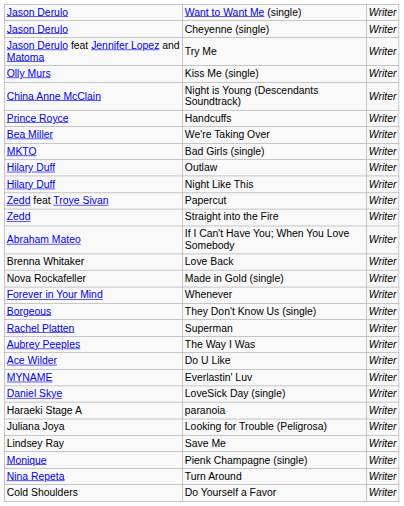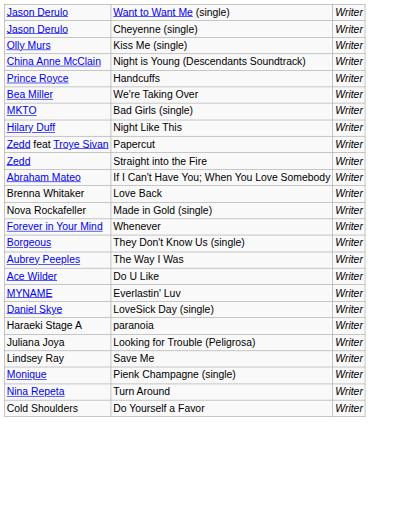- row: (201, 51)
- row: (201, 168)
- row: (209, 328)
